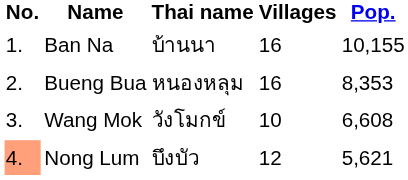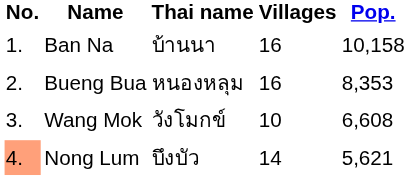(373, 45) 10,155 -> (373, 45) 10,158
(270, 157) 12 -> (270, 157) 14
